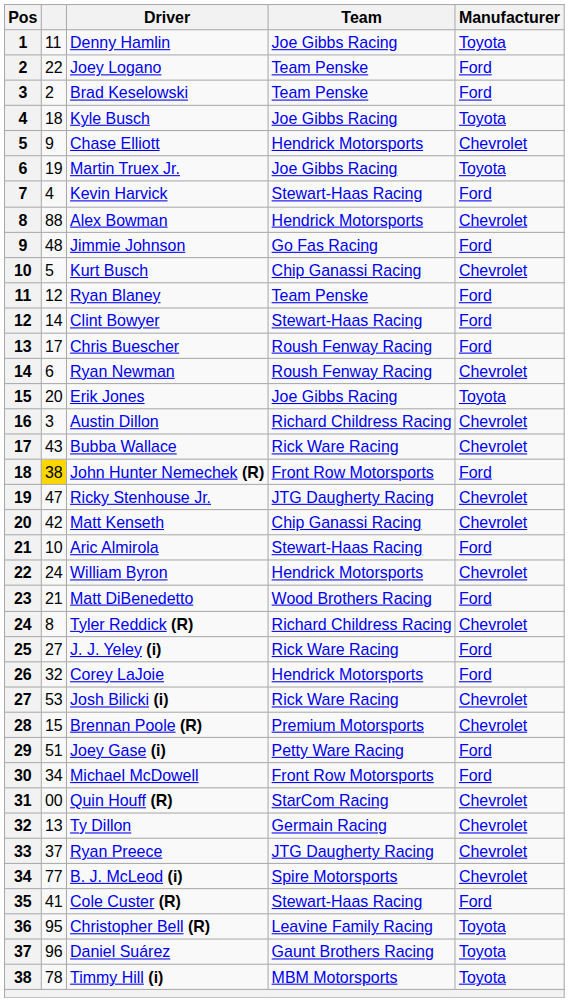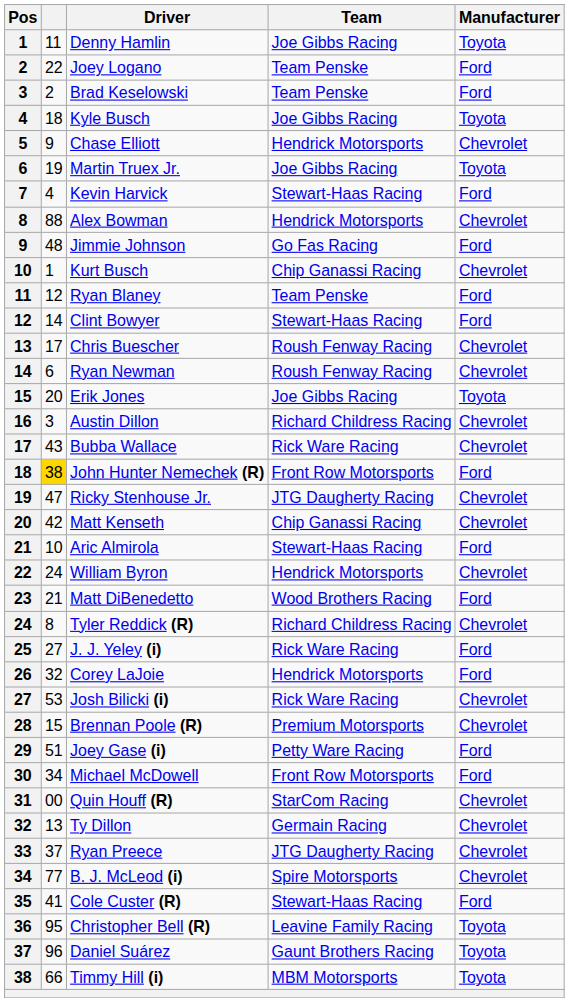(49, 270) 5 -> (49, 270) 1
(475, 346) Ford -> (493, 346) Chevrolet
(54, 977) 78 -> (54, 977) 66
